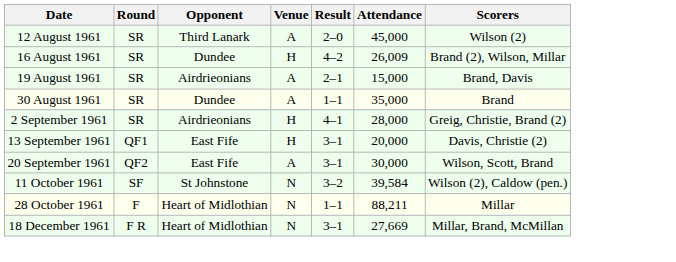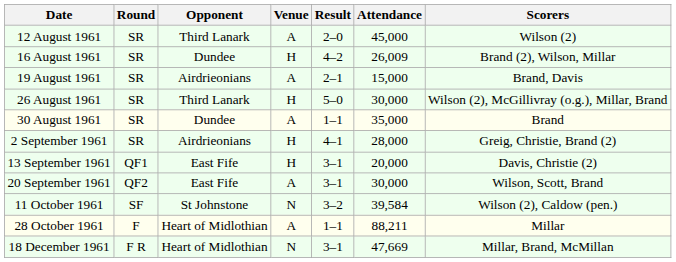+ row: (59, 99)
(291, 204) N -> (291, 225) A
(390, 225) 27,669 -> (390, 246) 47,669
